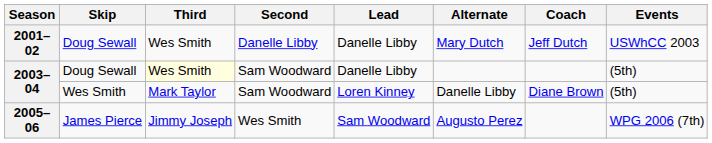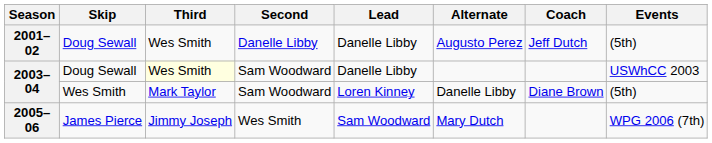(470, 43) Mary Dutch -> (479, 43) Augusto Perez
(655, 43) USWhCC 2003 -> (623, 43) (5th)
(623, 71) (5th) -> (655, 71) USWhCC 2003
(479, 120) Augusto Perez -> (470, 120) Mary Dutch
